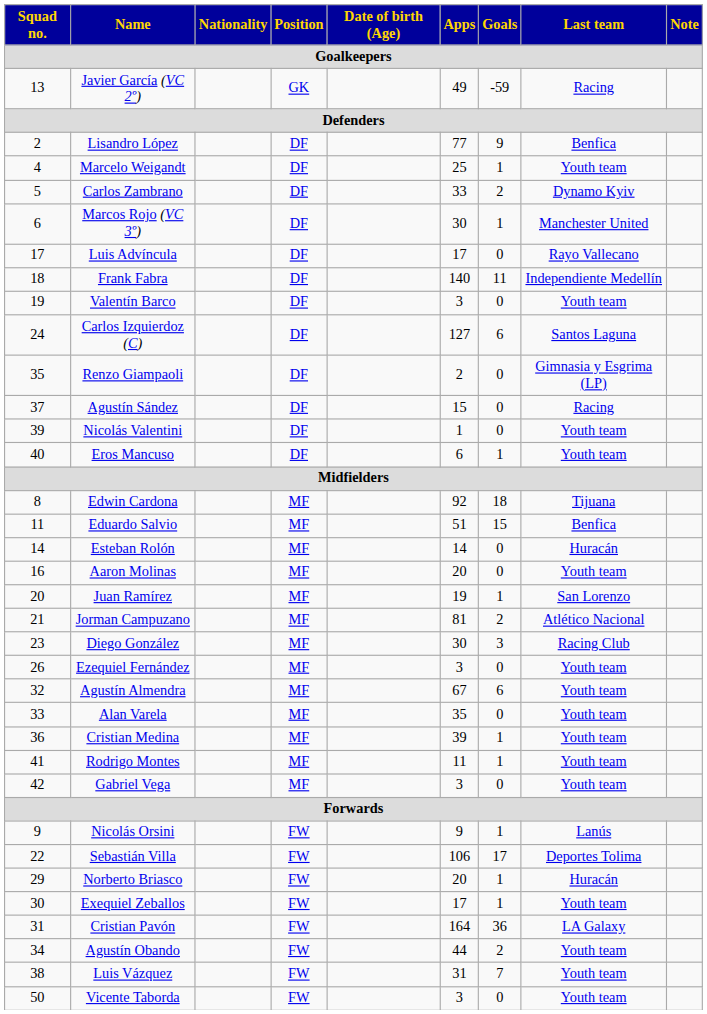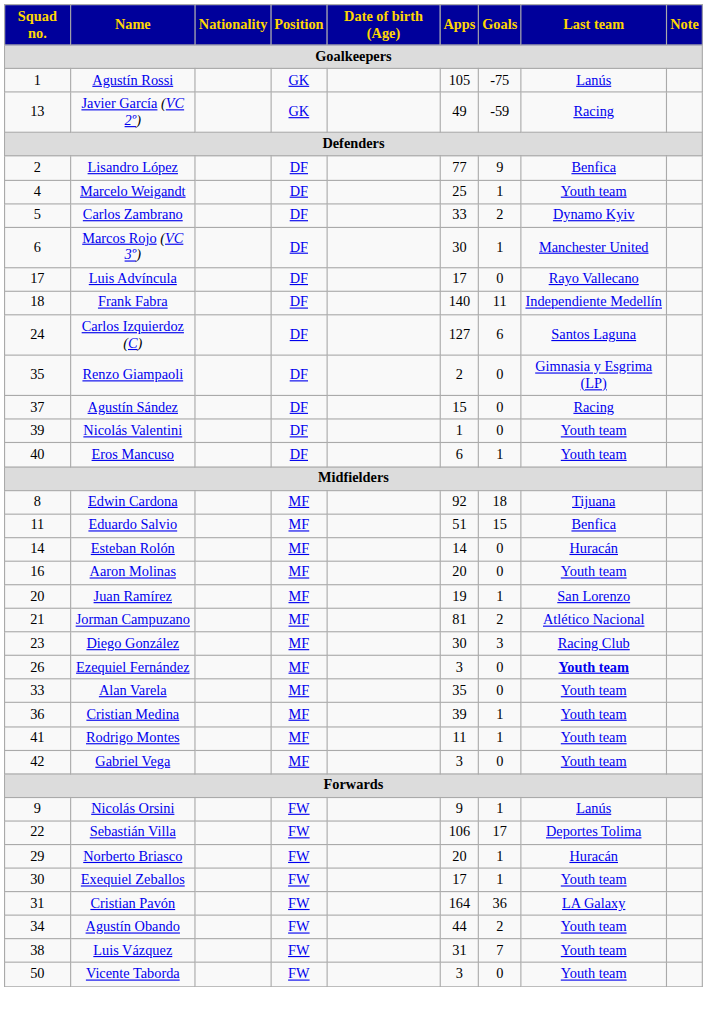+ row: (133, 80)
- row: (133, 302)
(594, 667) normal -> (594, 667) bold
- row: (133, 690)
